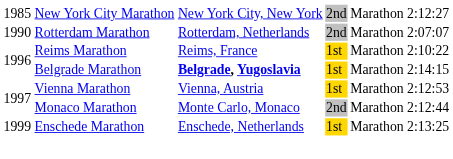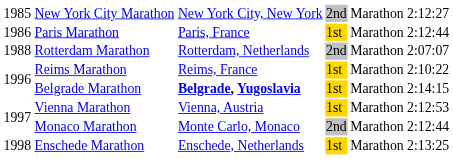+ row: (77, 32)
(17, 32) 1990 -> (17, 51) 1988
(17, 126) 1999 -> (17, 145) 1998
